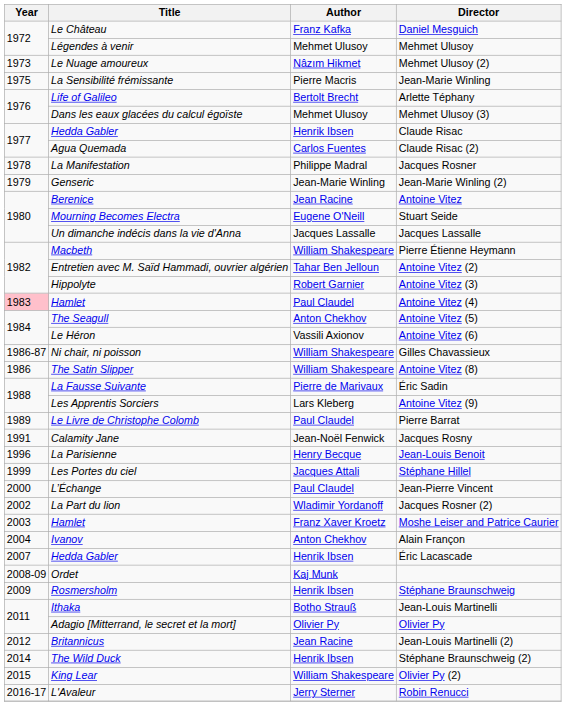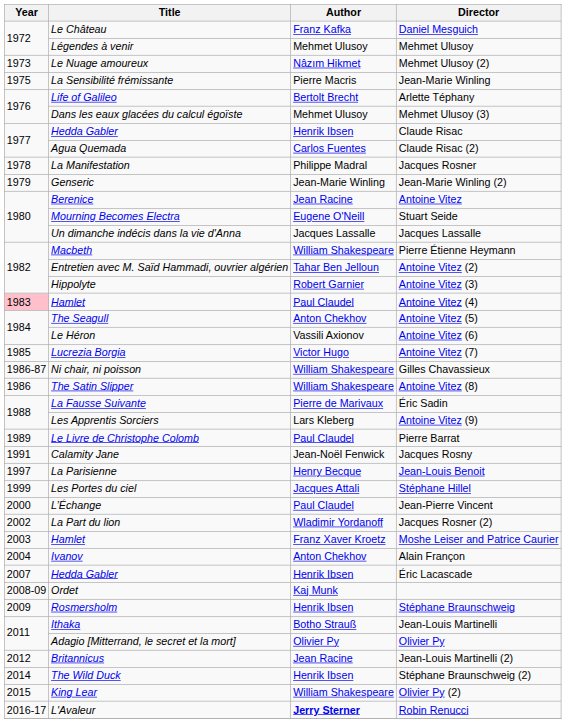+ row: (88, 353)
(19, 455) 1996 -> (19, 472) 1997
(324, 693) normal -> (327, 710) bold
